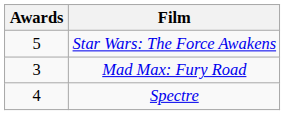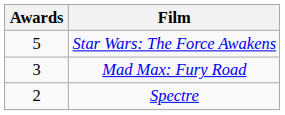(37, 95) 4 -> (37, 95) 2
